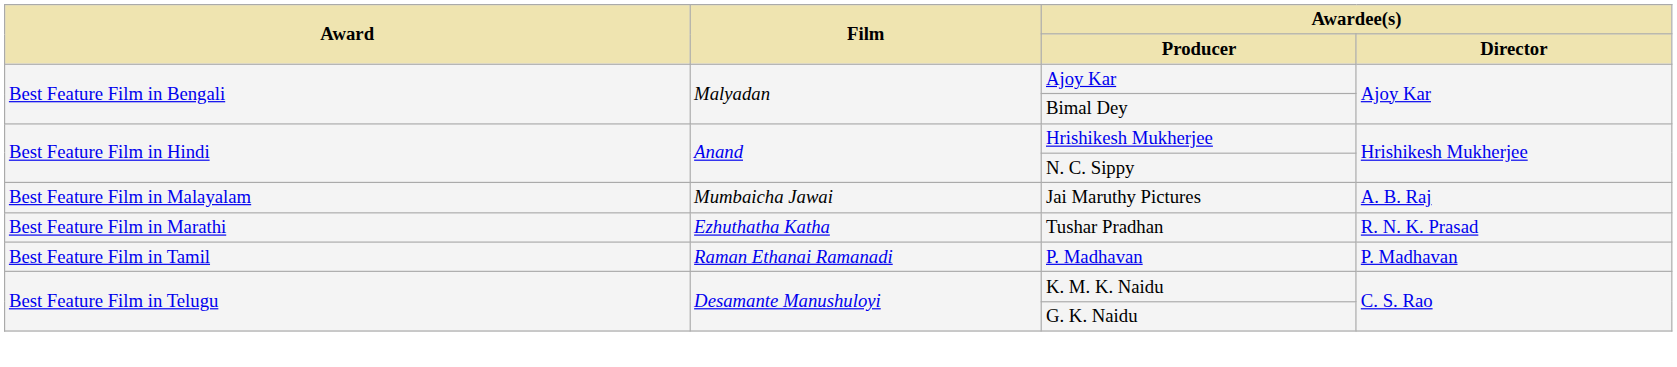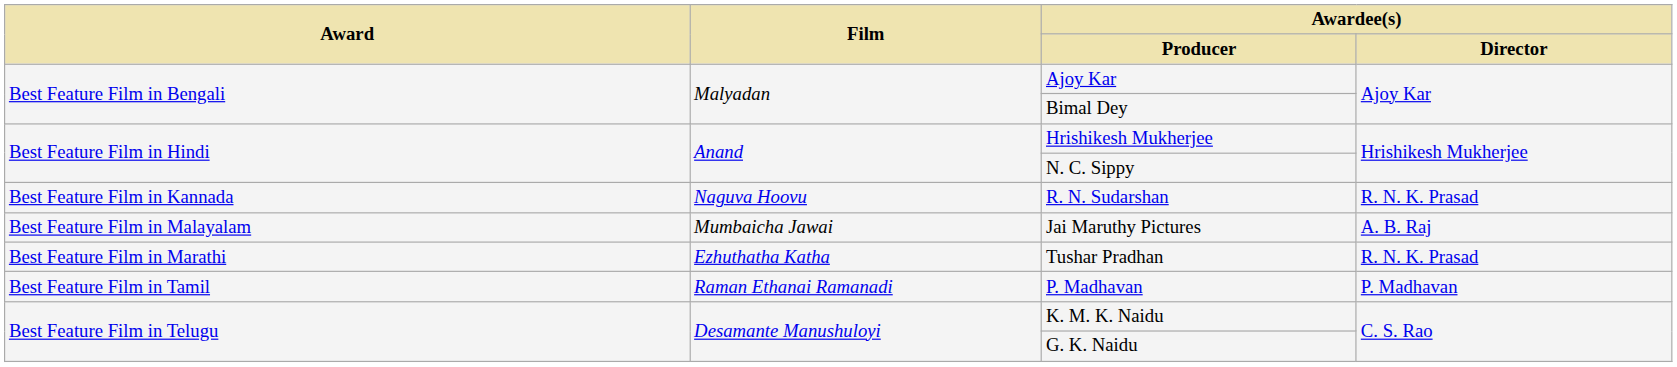+ row: (1107, 197)
